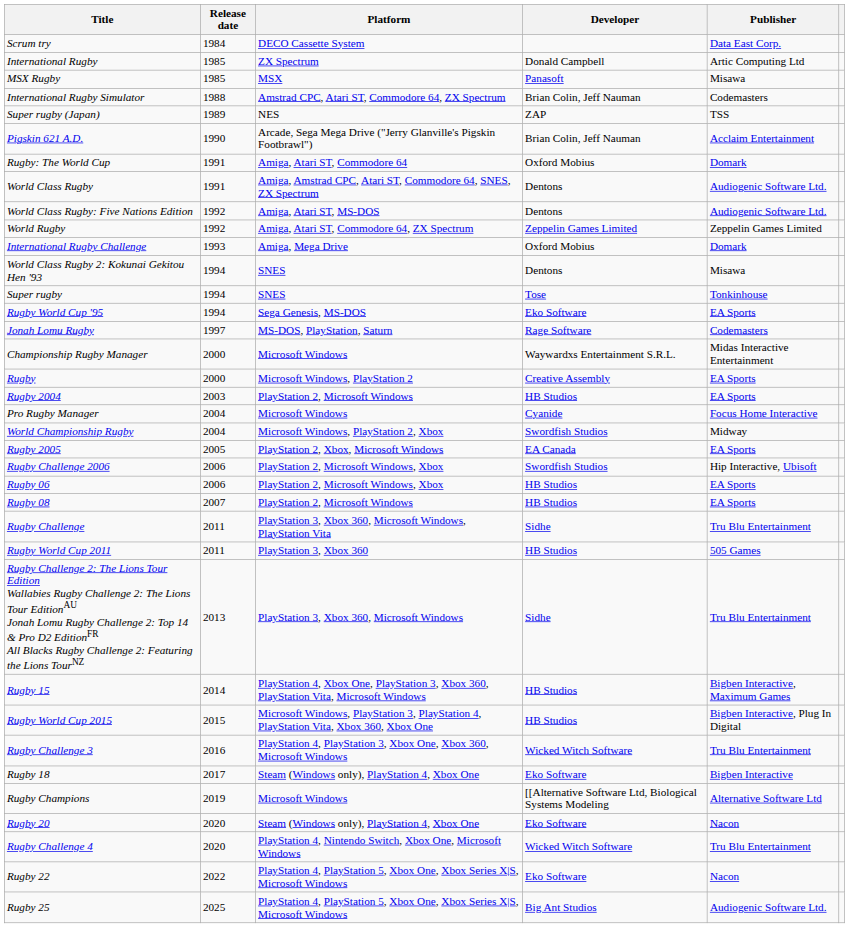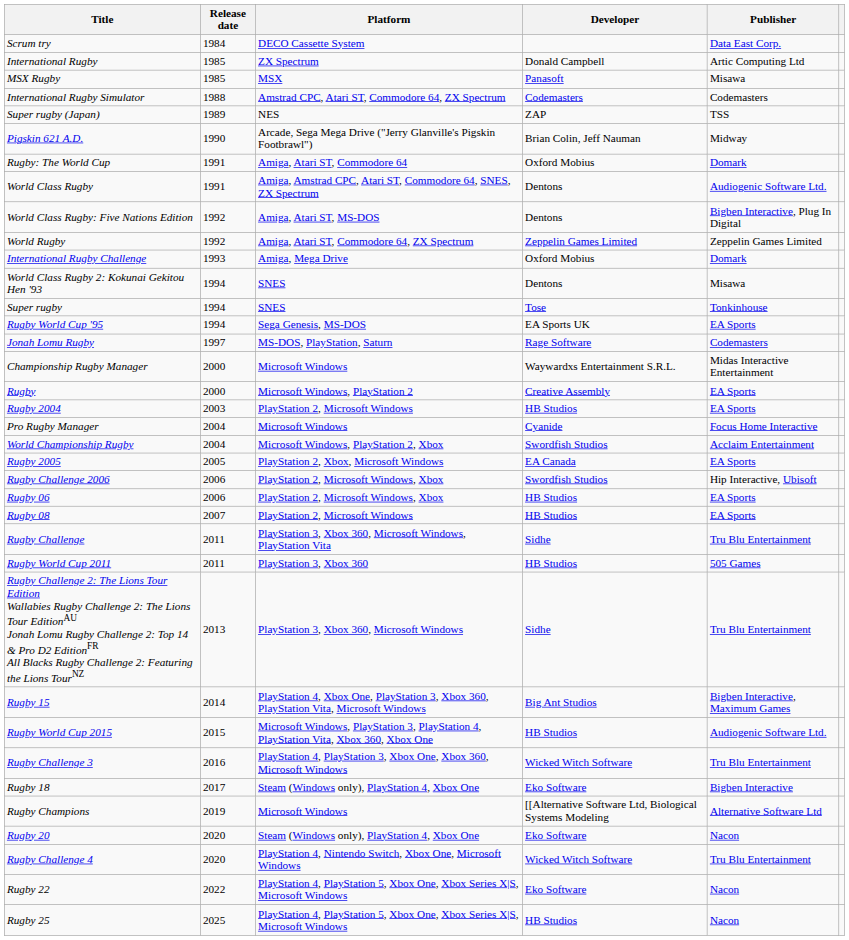(583, 97) Brian Colin, Jeff Nauman -> (554, 97) Codemasters
(762, 138) Acclaim Entertainment -> (729, 138) Midway
(768, 211) Audiogenic Software Ltd. -> (771, 217) Bigben Interactive, Plug In Digital
(556, 312) Eko Software -> (557, 325) EA Sports UK
(729, 431) Midway -> (762, 444) Acclaim Entertainment
(551, 689) HB Studios -> (561, 702) Big Ant Studios
(771, 720) Bigben Interactive, Plug In Digital -> (768, 732) Audiogenic Software Ltd.
(561, 907) Big Ant Studios -> (551, 920) HB Studios
(768, 907) Audiogenic Software Ltd. -> (725, 920) Nacon
